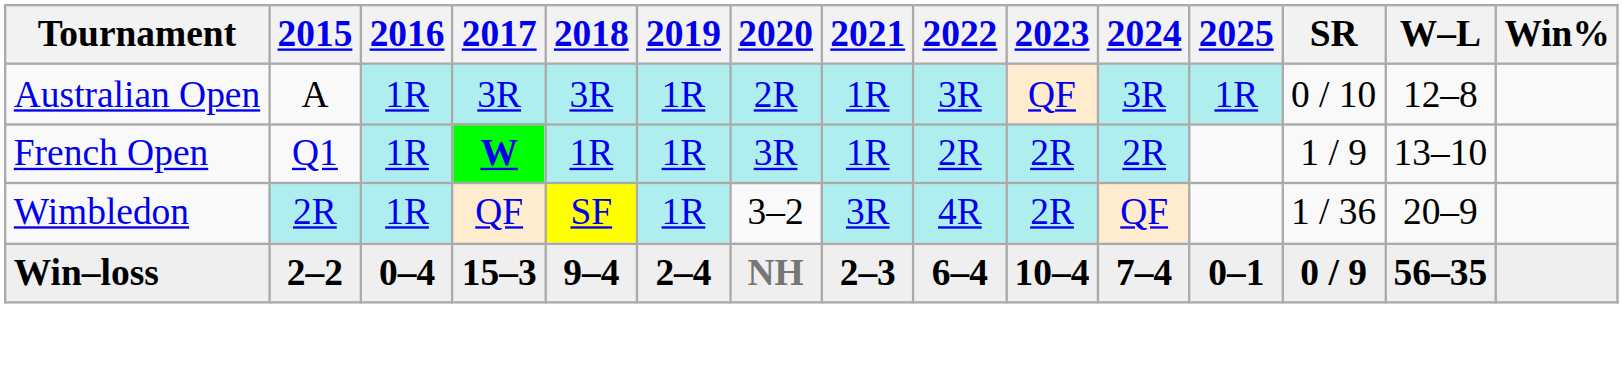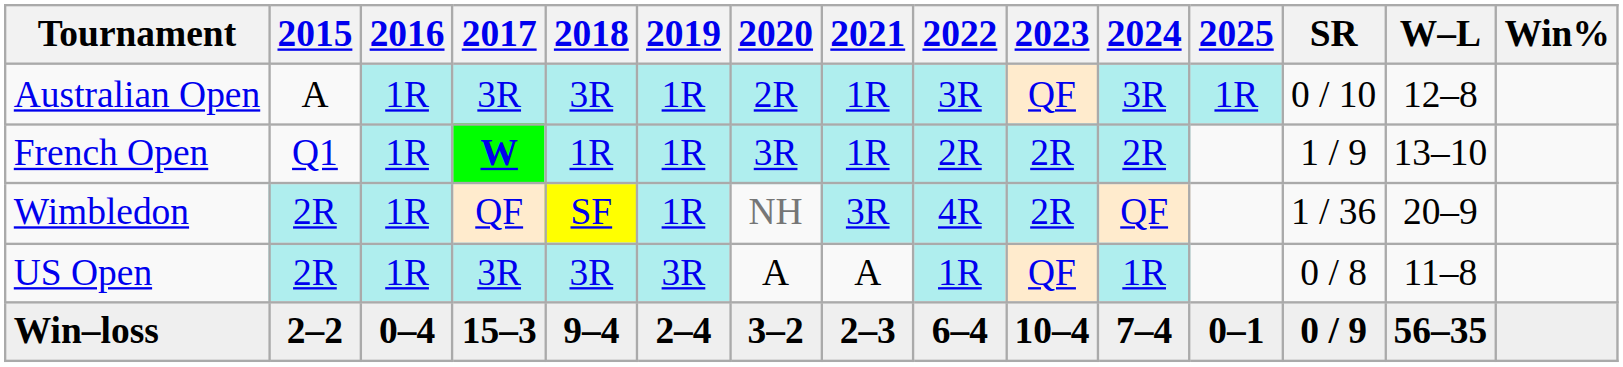(776, 212) 3–2 -> (776, 212) NH
+ row: (83, 271)
(776, 271) NH -> (776, 331) 3–2
